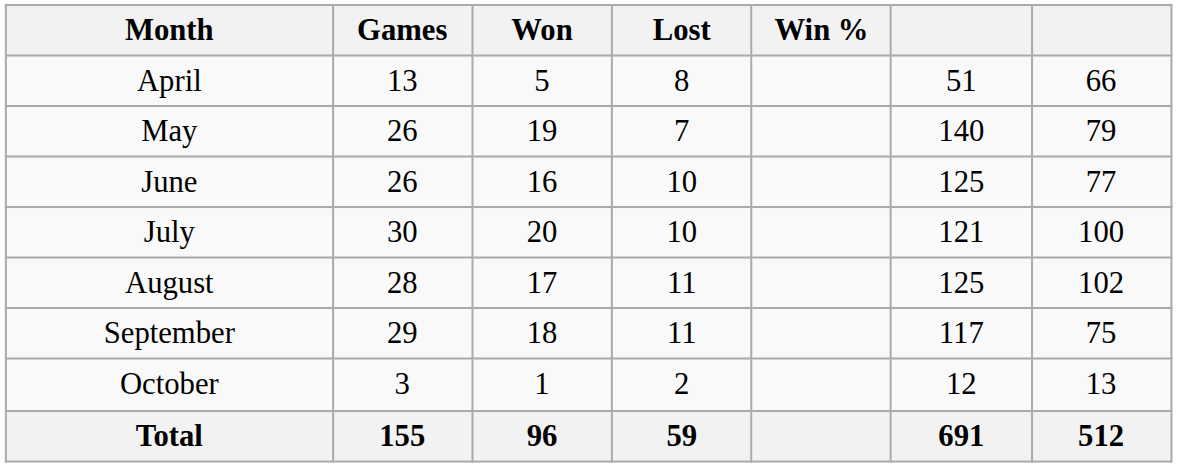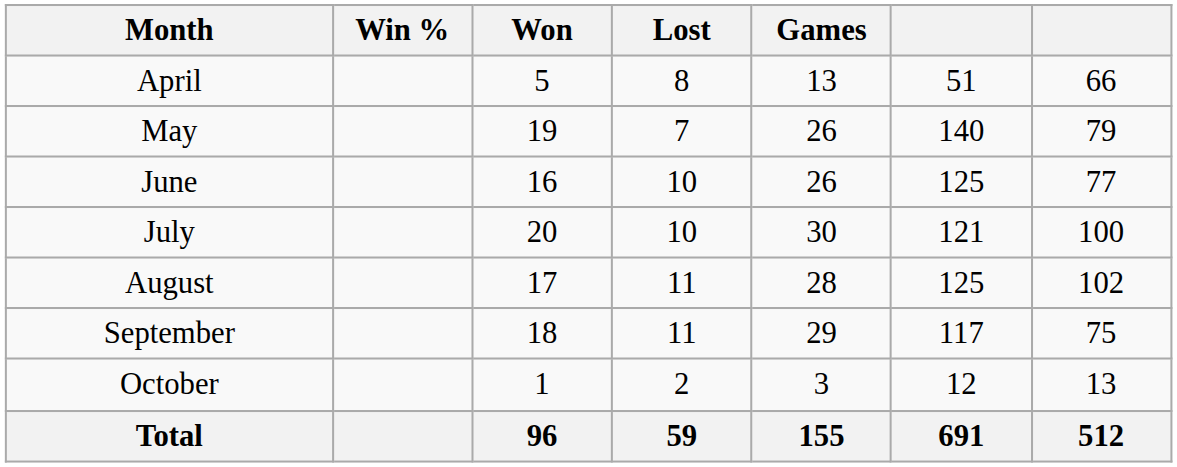columns swapped: (402, 29) <-> (822, 29)
